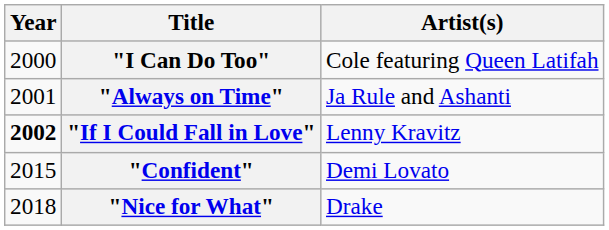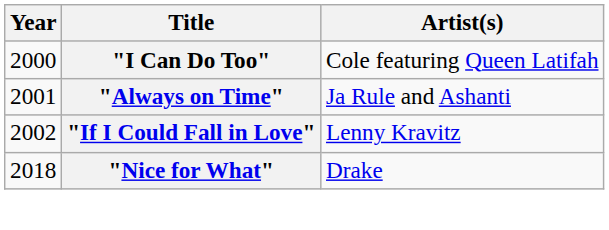(33, 133) bold -> (33, 133) normal
- row: (191, 170)
